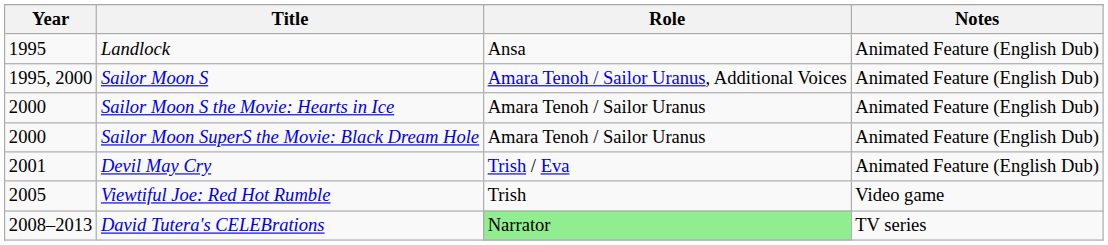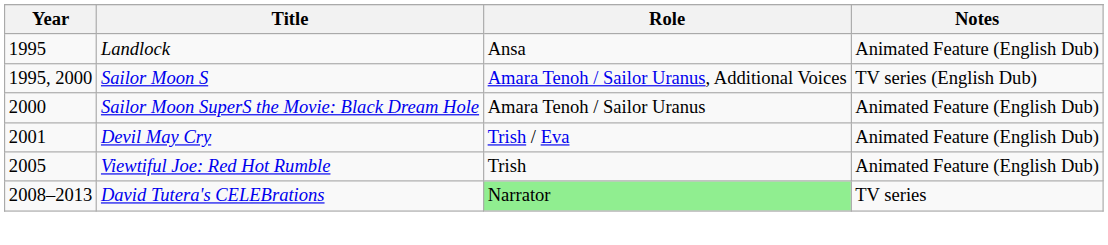(977, 78) Animated Feature (English Dub) -> (946, 78) TV series (English Dub)
- row: (248, 107)
(900, 195) Video game -> (977, 166) Animated Feature (English Dub)
